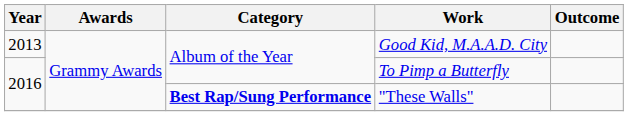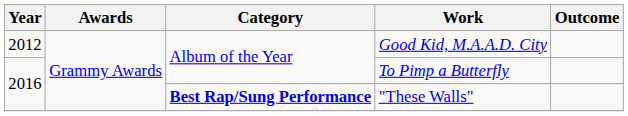(25, 44) 2013 -> (25, 44) 2012
